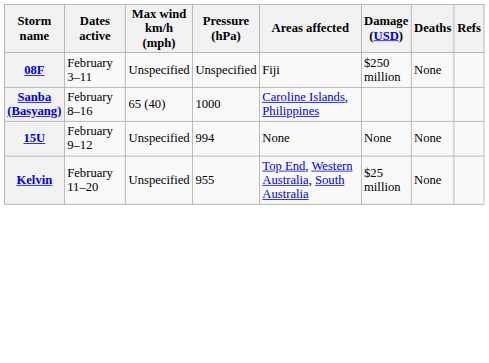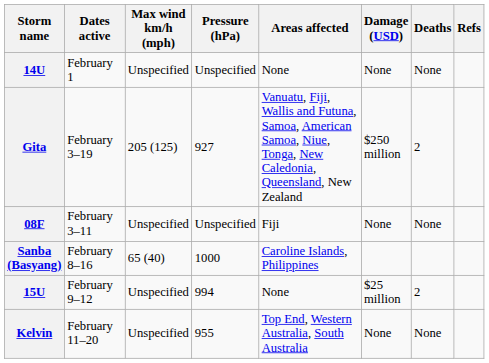+ row: (34, 70)
+ row: (34, 147)
(382, 70) $250 million -> (378, 223) None
(378, 138) None -> (382, 292) $25 million
(428, 138) None -> (417, 292) 2
(382, 180) $25 million -> (378, 333) None
